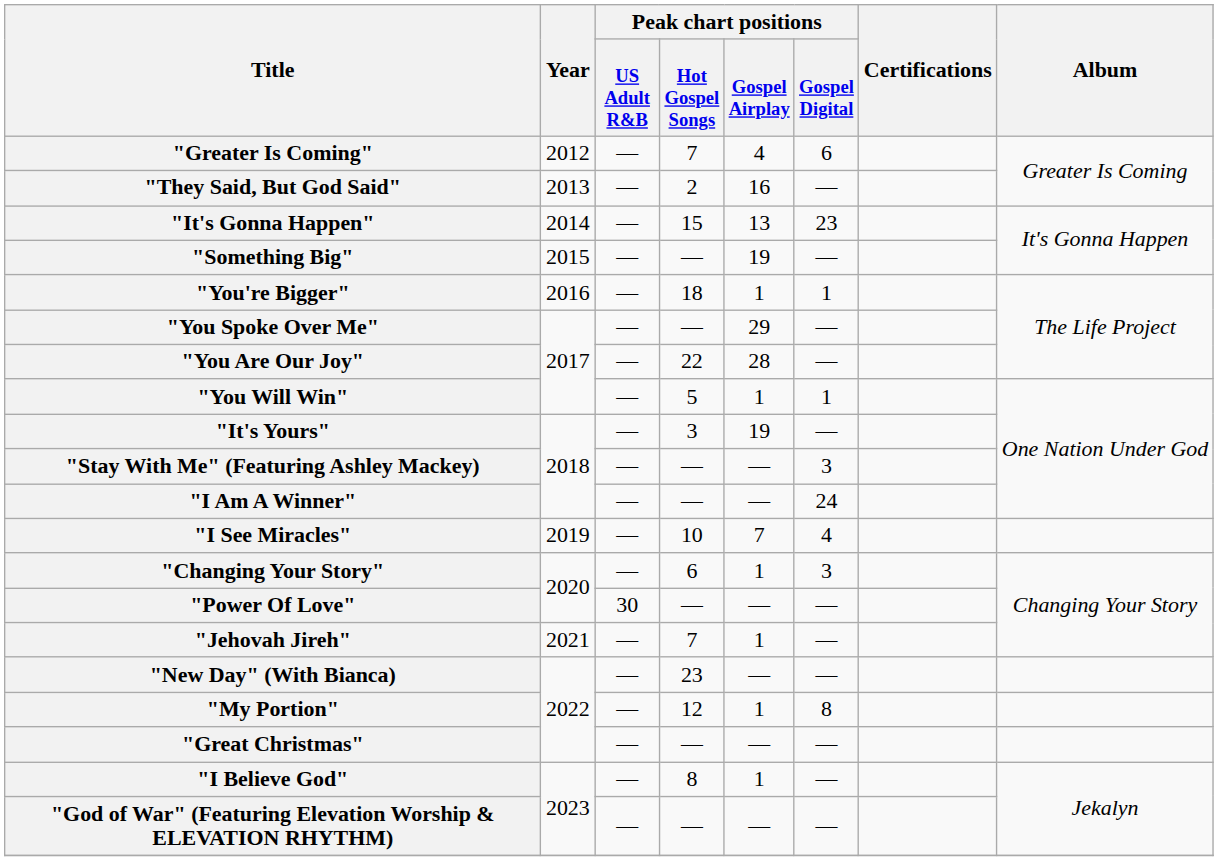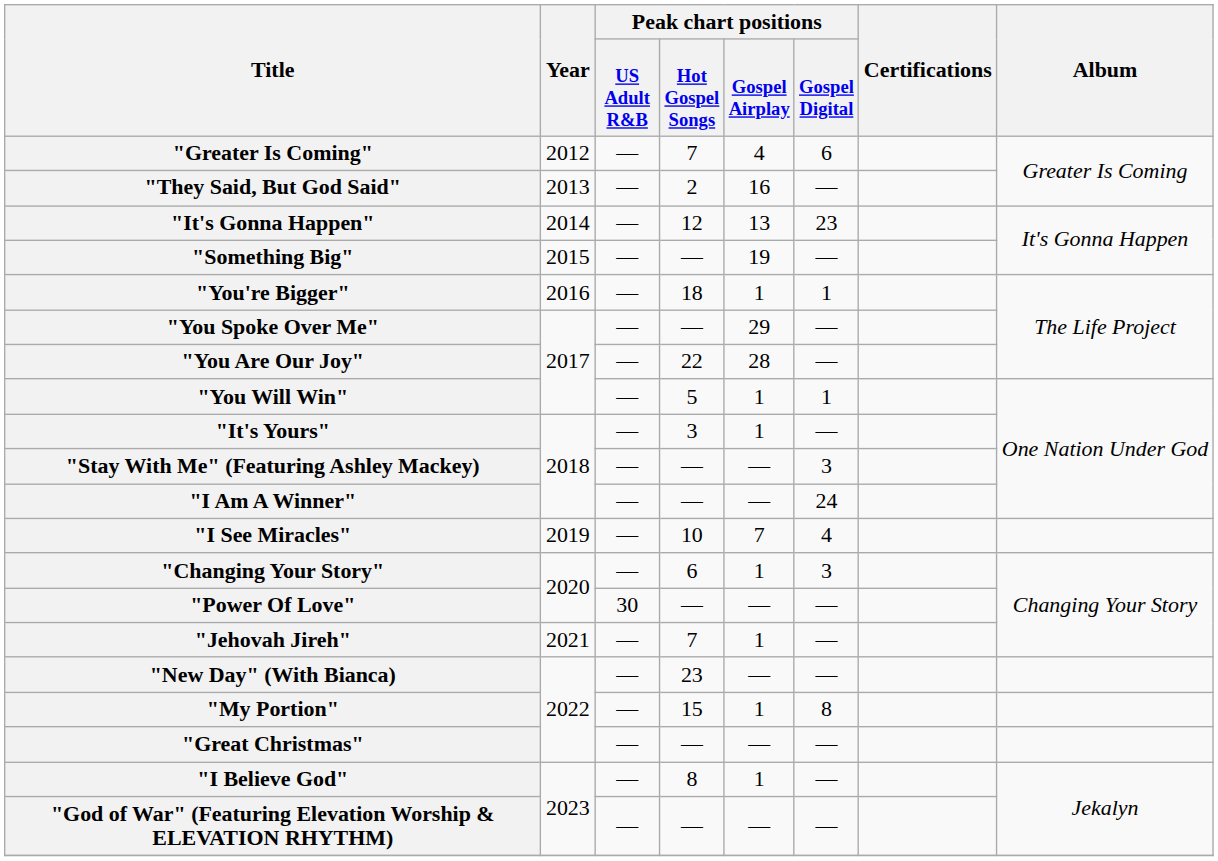(692, 222) 15 -> (692, 222) 12
(759, 431) 19 -> (759, 431) 1
(692, 709) 12 -> (692, 709) 15
